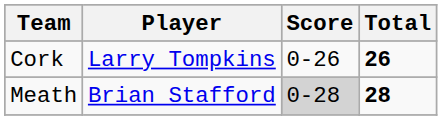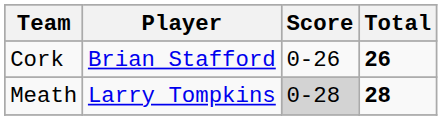(182, 60) Larry Tompkins -> (182, 60) Brian Stafford
(182, 96) Brian Stafford -> (182, 96) Larry Tompkins
